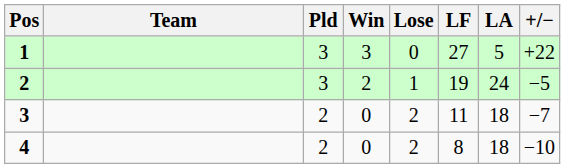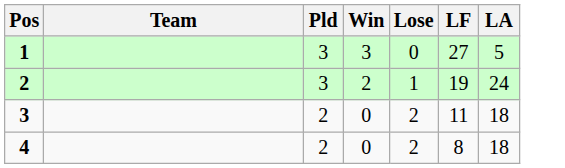- column: (539, 20)
